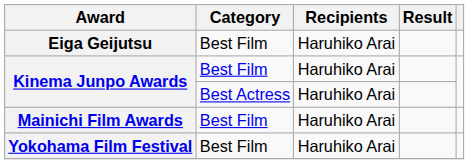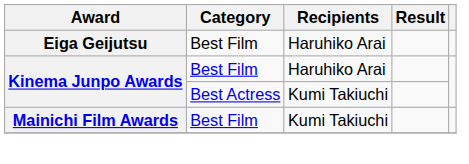(346, 95) Haruhiko Arai -> (338, 95) Kumi Takiuchi
(346, 121) Haruhiko Arai -> (338, 121) Kumi Takiuchi
- row: (100, 146)
